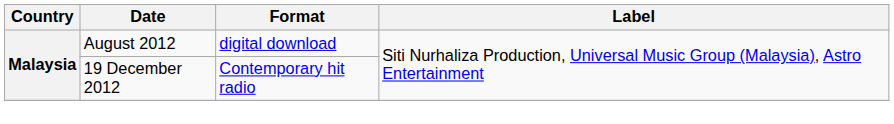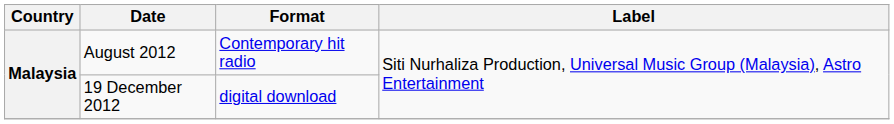(278, 43) digital download -> (282, 52) Contemporary hit radio
(282, 78) Contemporary hit radio -> (278, 96) digital download
